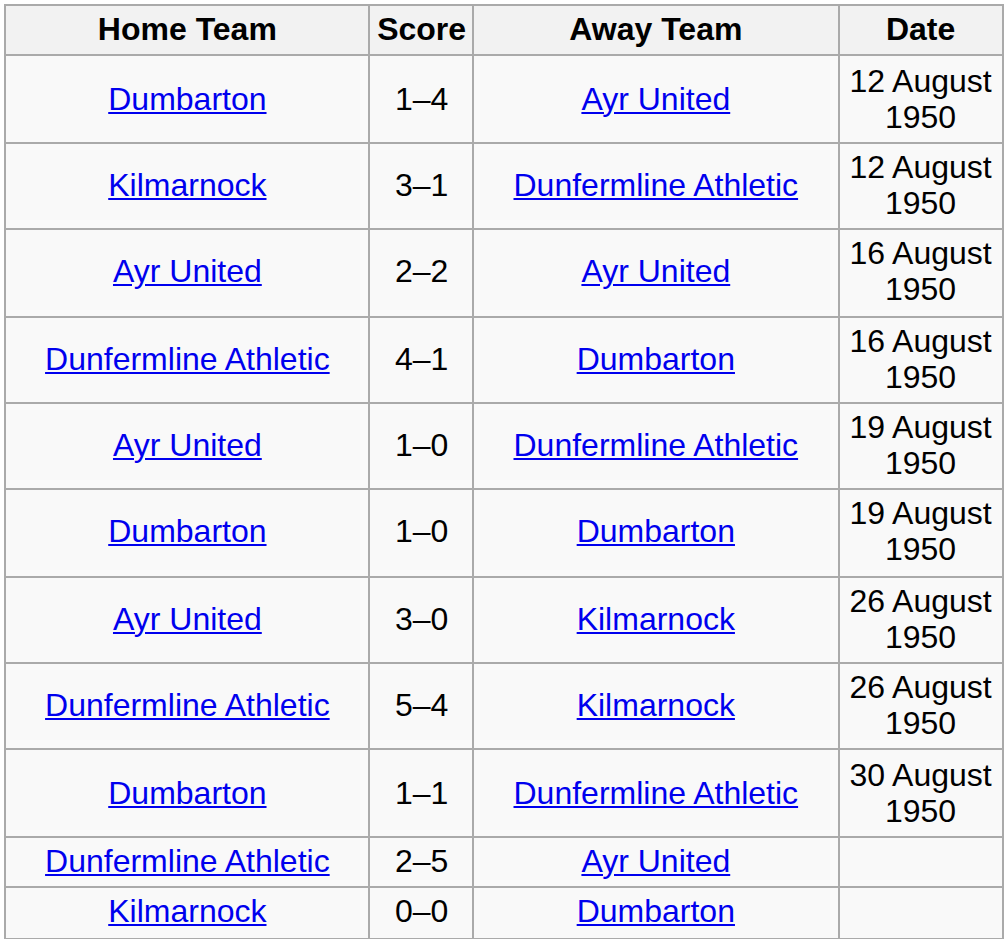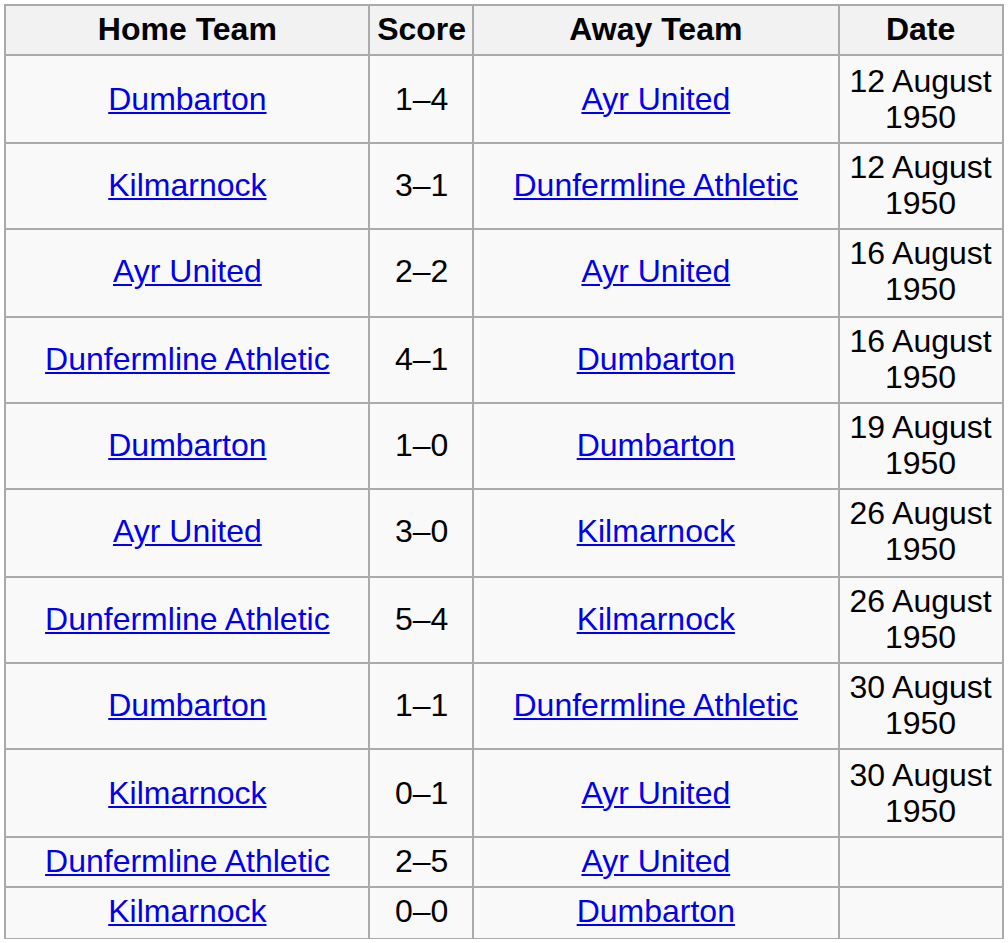- row: (187, 445)
+ row: (187, 792)
